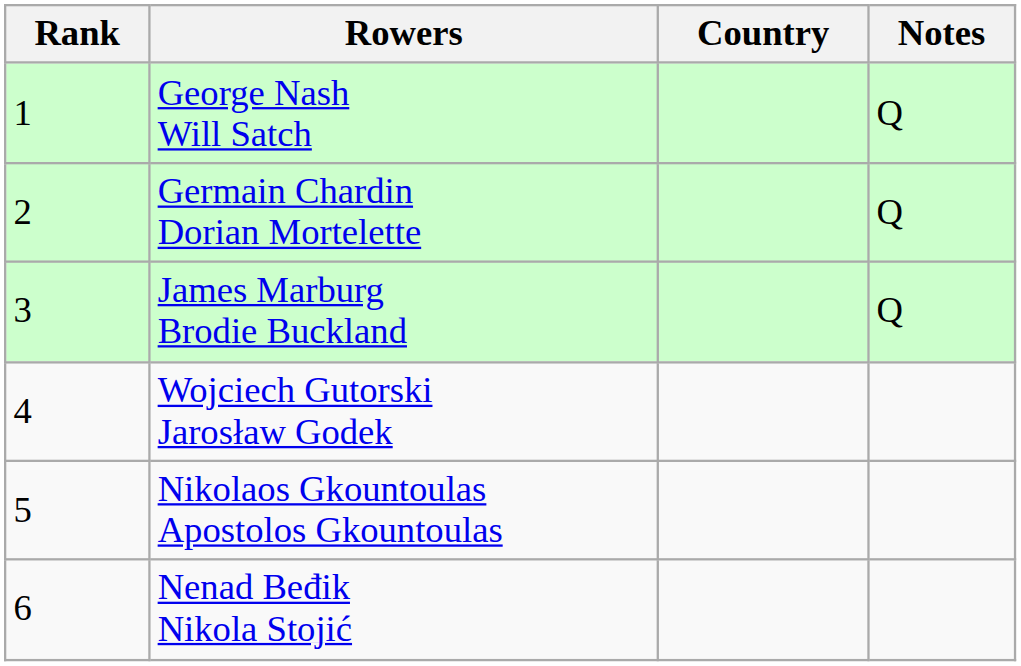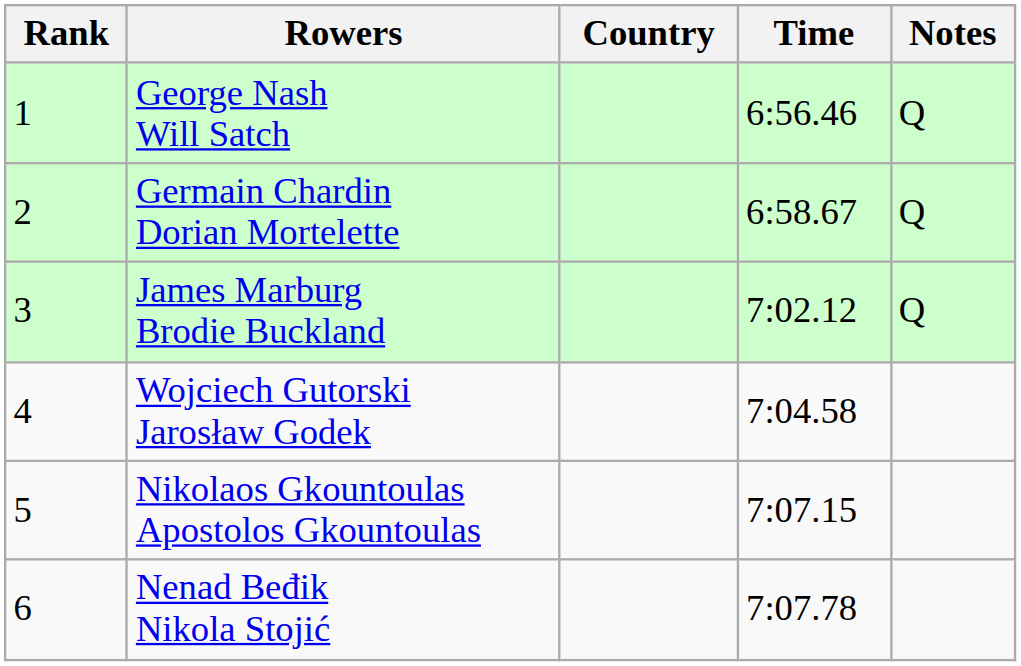+ column: (814, 33)
